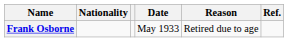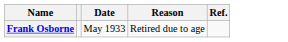- column: (103, 12)
